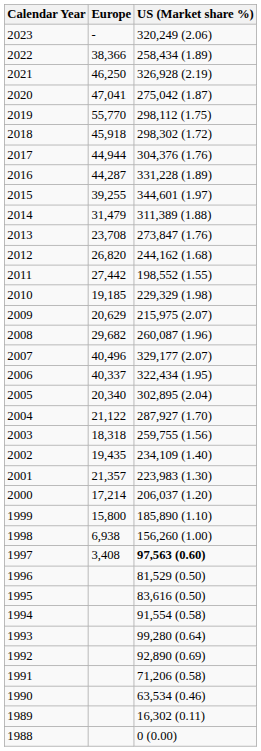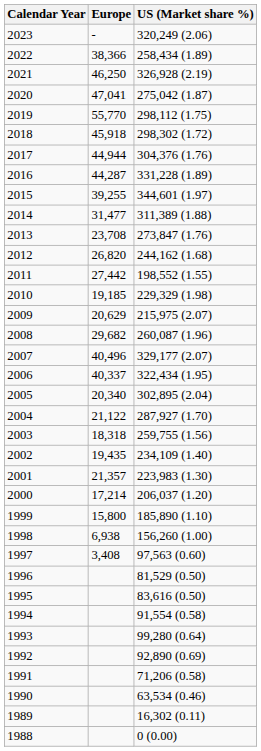(109, 214) 31,479 -> (109, 214) 31,477
(171, 555) bold -> (171, 555) normal
